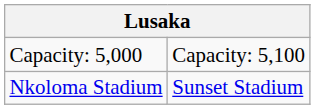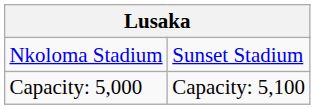rows swapped: (86, 87) <-> (76, 54)
